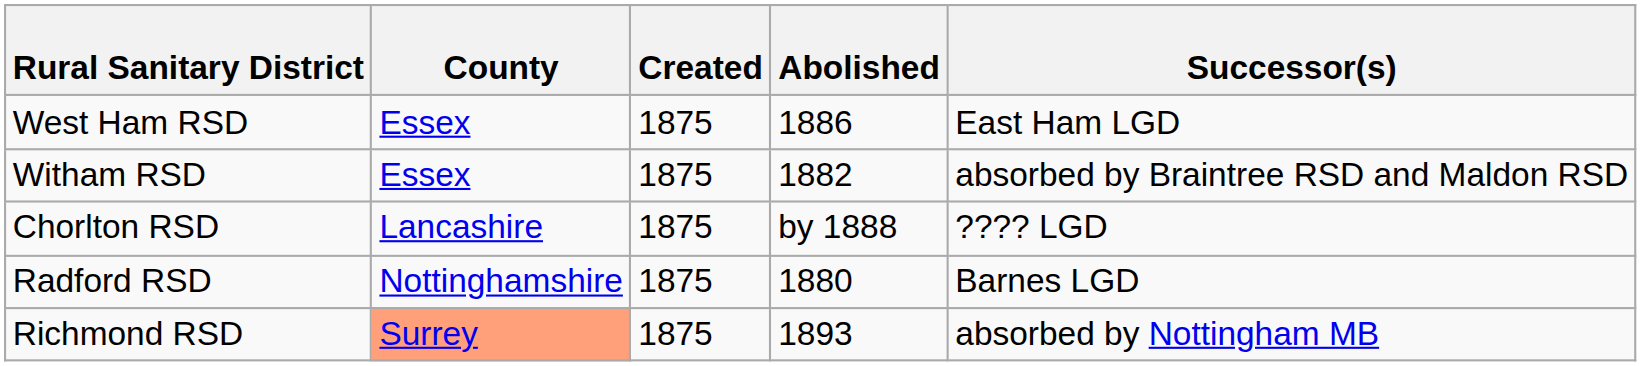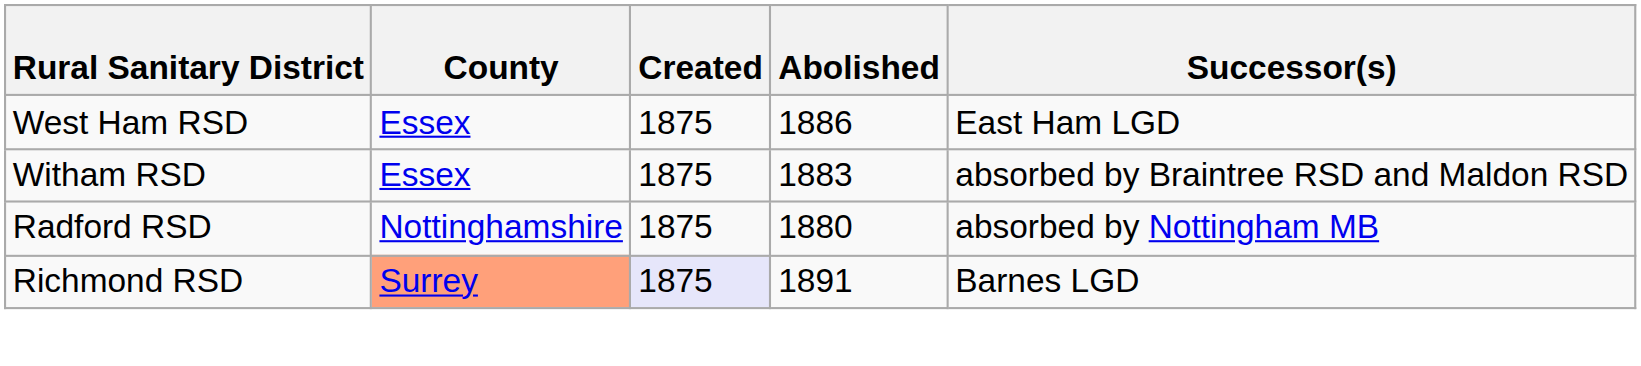(815, 174) 1882 -> (815, 174) 1883
- row: (116, 227)
(1047, 280) Barnes LGD -> (1167, 227) absorbed by Nottingham MB
(676, 333) no background -> (676, 280) lavender background
(815, 333) 1893 -> (815, 280) 1891
(1167, 333) absorbed by Nottingham MB -> (1047, 280) Barnes LGD
